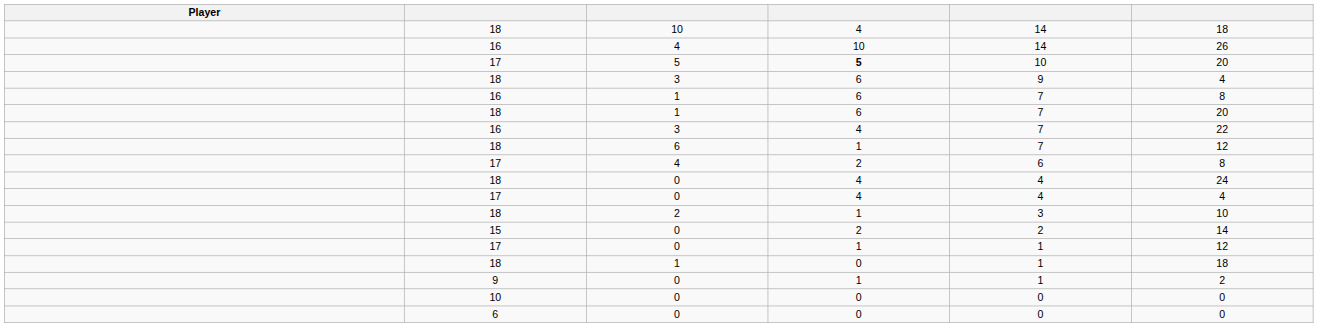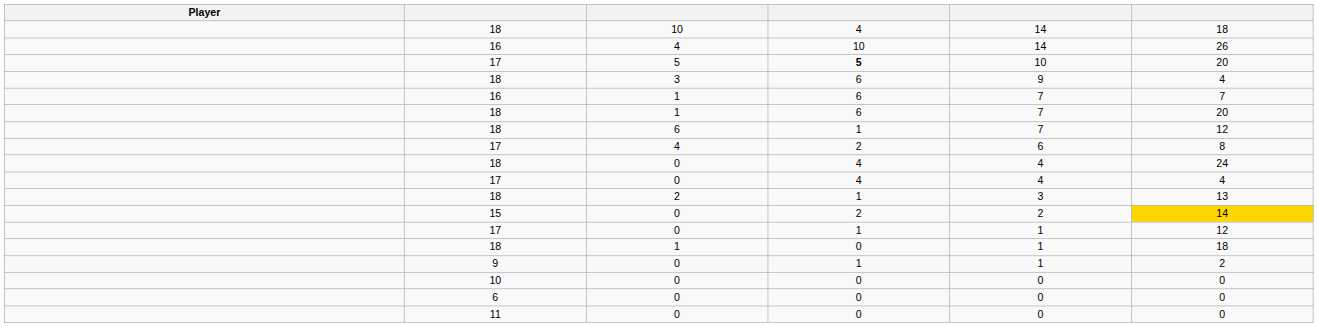(1222, 96) 8 -> (1222, 96) 7
- row: (495, 130)
(1222, 213) 10 -> (1222, 197) 13
(1222, 230) no background -> (1222, 213) gold background
+ row: (495, 314)
